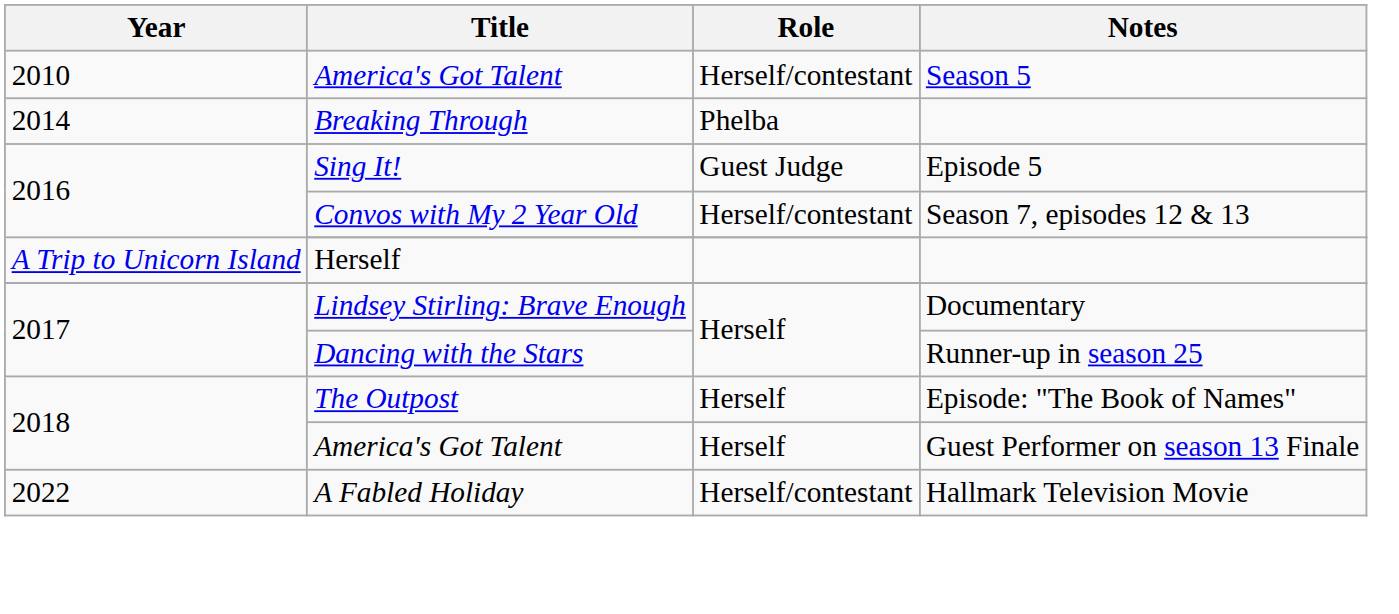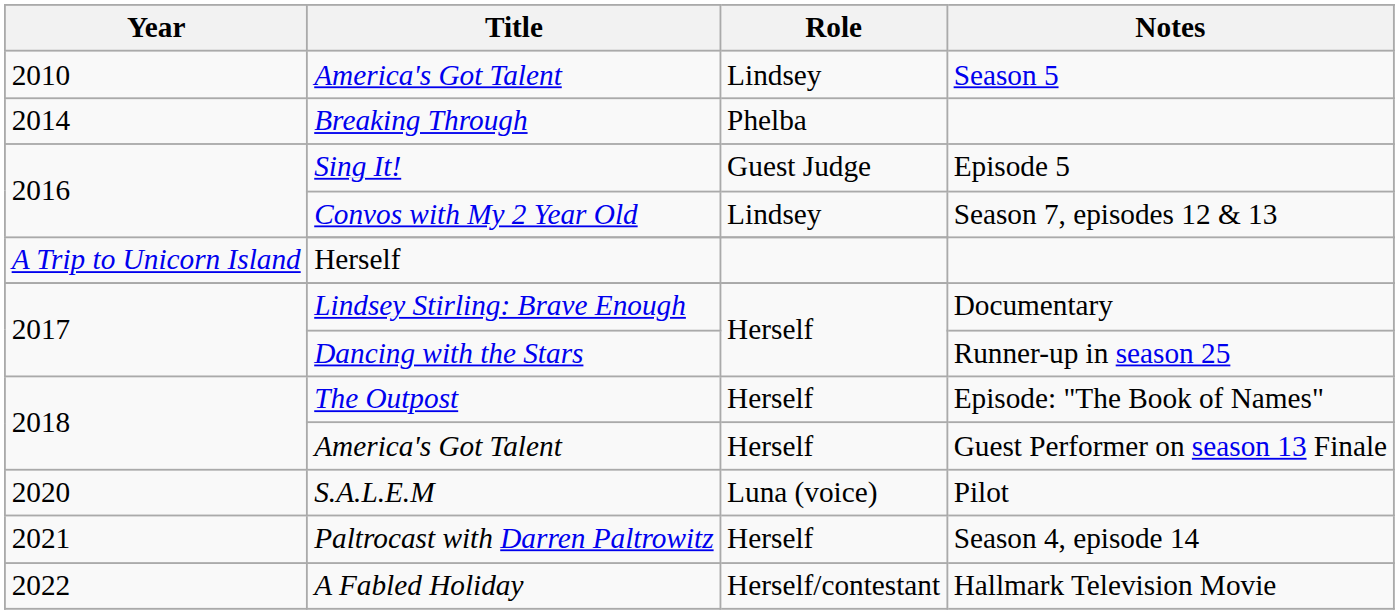(806, 74) Herself/contestant -> (774, 74) Lindsey
(806, 213) Herself/contestant -> (774, 213) Lindsey
+ row: (374, 492)
+ row: (514, 538)
